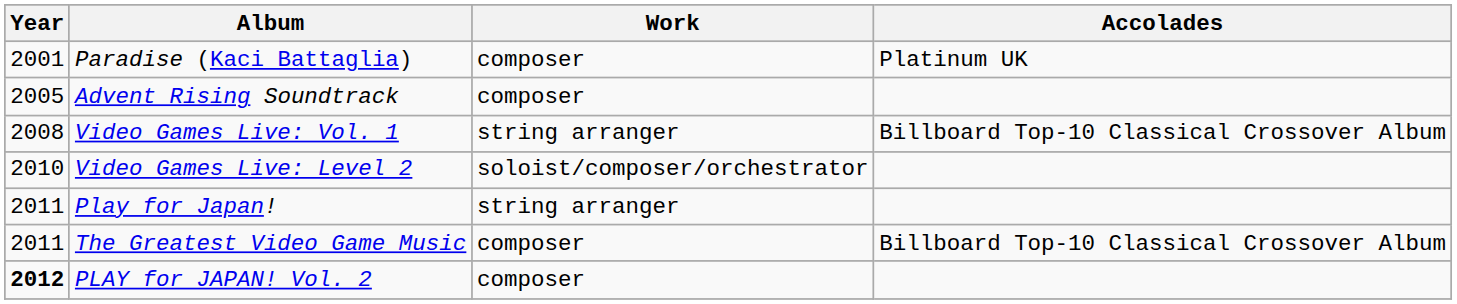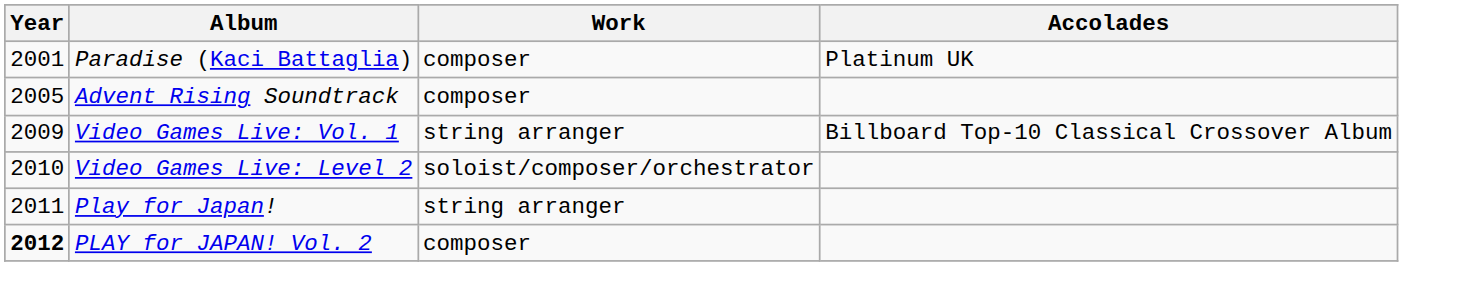(37, 133) 2008 -> (37, 133) 2009
- row: (271, 243)
